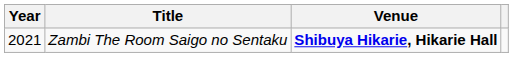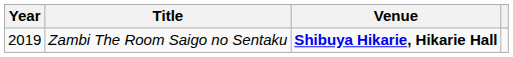(25, 40) 2021 -> (25, 40) 2019
